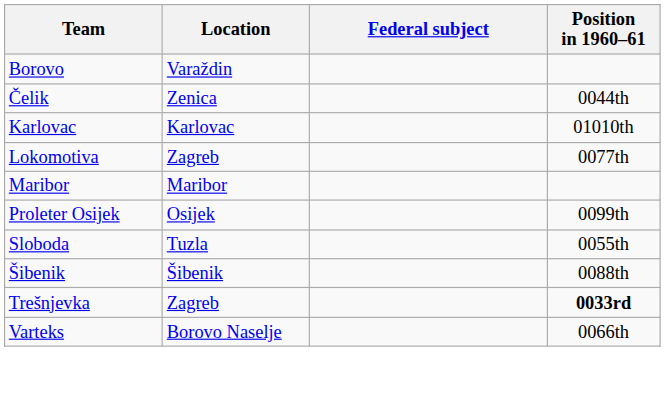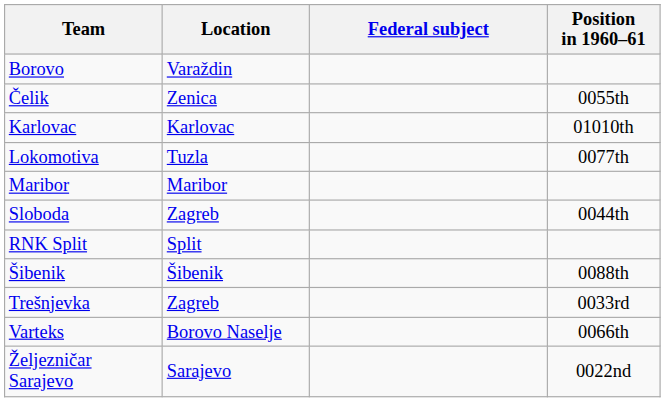(604, 98) 0044th -> (604, 98) 0055th
(193, 156) Zagreb -> (187, 156) Tuzla
- row: (64, 214)
(187, 244) Tuzla -> (193, 214) Zagreb
(604, 244) 0055th -> (604, 214) 0044th
+ row: (48, 244)
(604, 302) bold -> (604, 302) normal
+ row: (50, 371)
